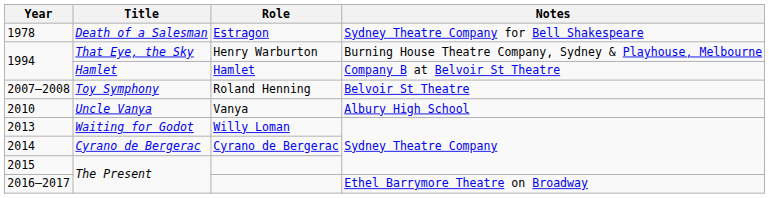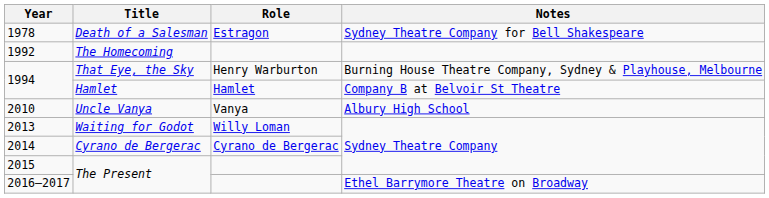+ row: (21, 52)
- row: (39, 89)
